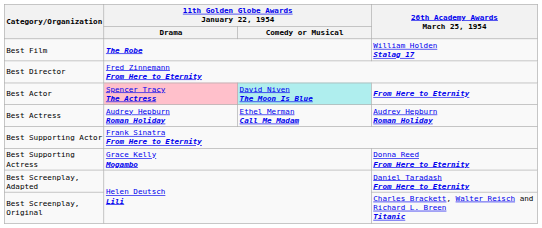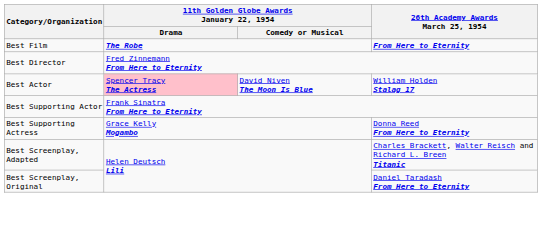(405, 50) William Holden Stalag 17 -> (421, 45) From Here to Eternity
(276, 93) paleturquoise background -> (276, 84) no background
(421, 93) From Here to Eternity -> (405, 84) William Holden Stalag 17
- row: (34, 115)
(421, 181) Daniel Taradash From Here to Eternity -> (453, 154) Charles Brackett, Walter Reisch and Richard L. Breen Titanic
(453, 207) Charles Brackett, Walter Reisch and Richard L. Breen Titanic -> (421, 181) Daniel Taradash From Here to Eternity
